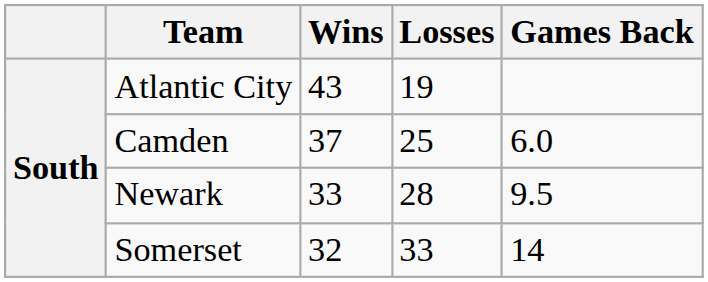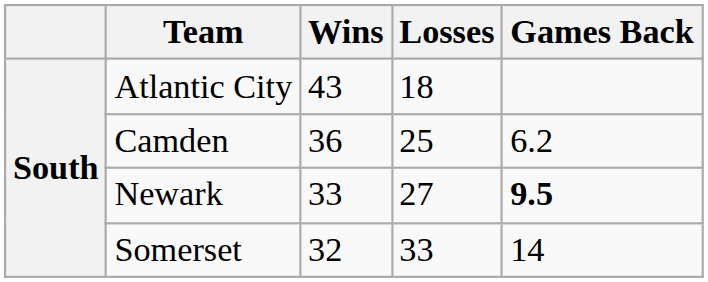(416, 85) 19 -> (416, 85) 18
(325, 140) 37 -> (325, 140) 36
(532, 140) 6.0 -> (532, 140) 6.2
(416, 194) 28 -> (416, 194) 27
(532, 194) normal -> (532, 194) bold
